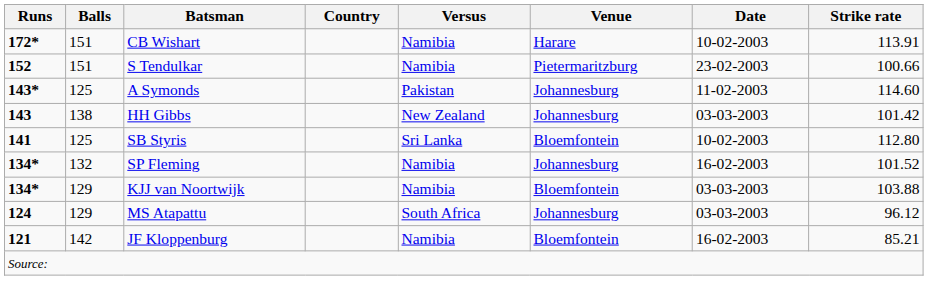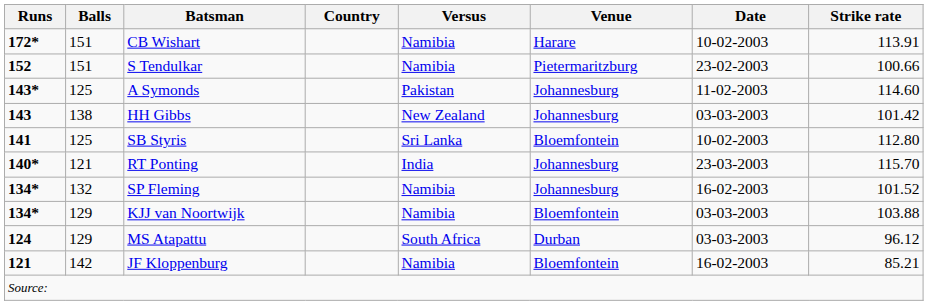+ row: (163, 164)
(576, 213) Johannesburg -> (557, 238) Durban
